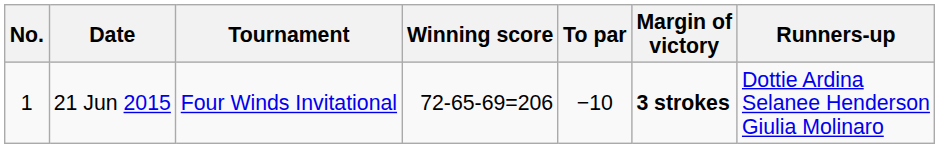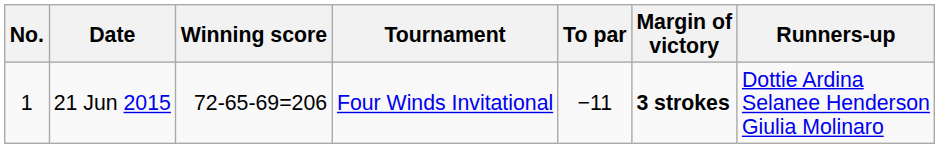columns swapped: (289, 34) <-> (480, 34)
(595, 103) −10 -> (595, 103) −11
